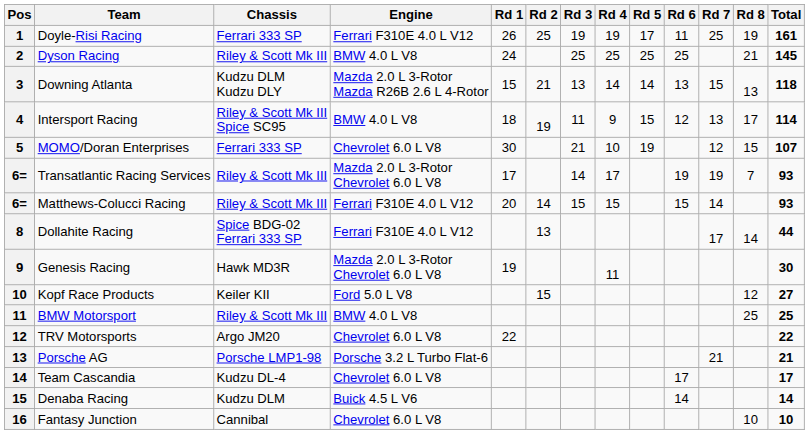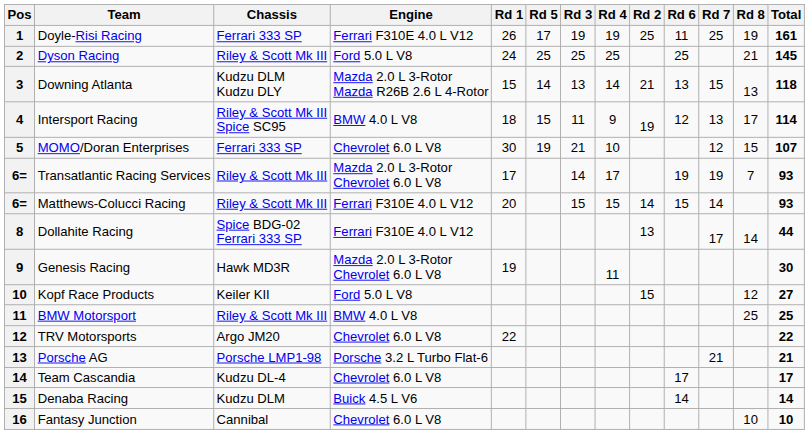columns swapped: (544, 15) <-> (647, 15)
(375, 57) BMW 4.0 L V8 -> (373, 57) Ford 5.0 L V8
